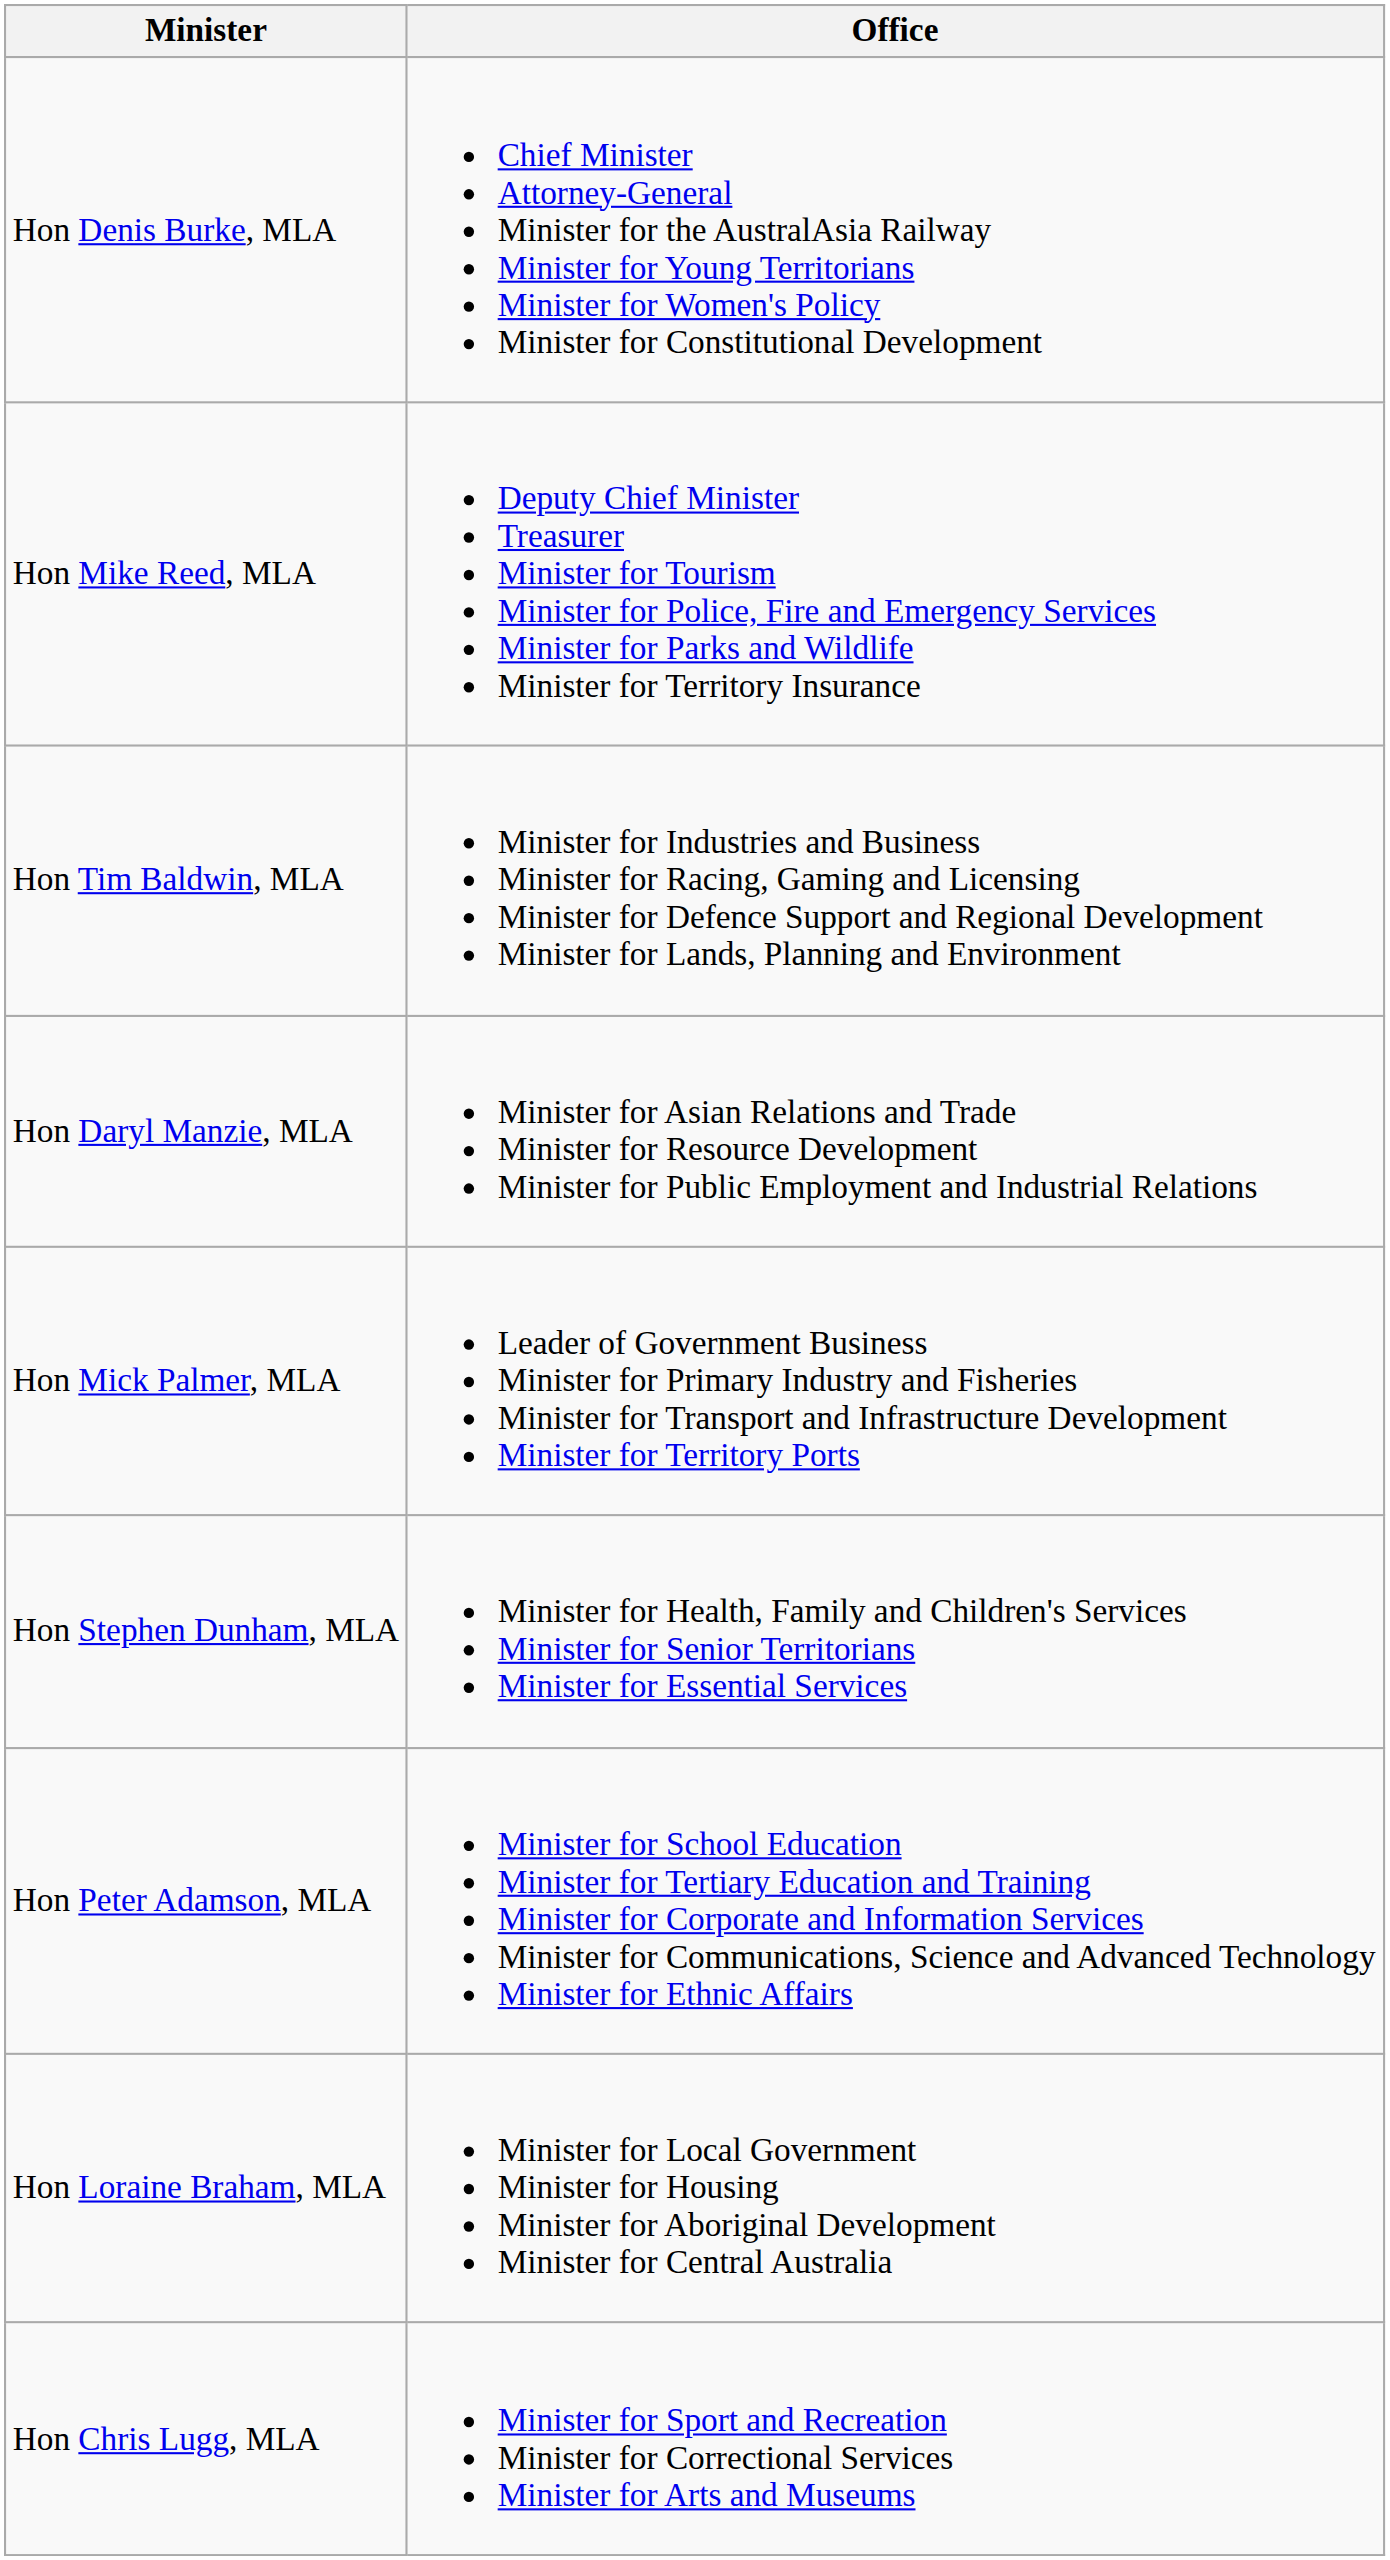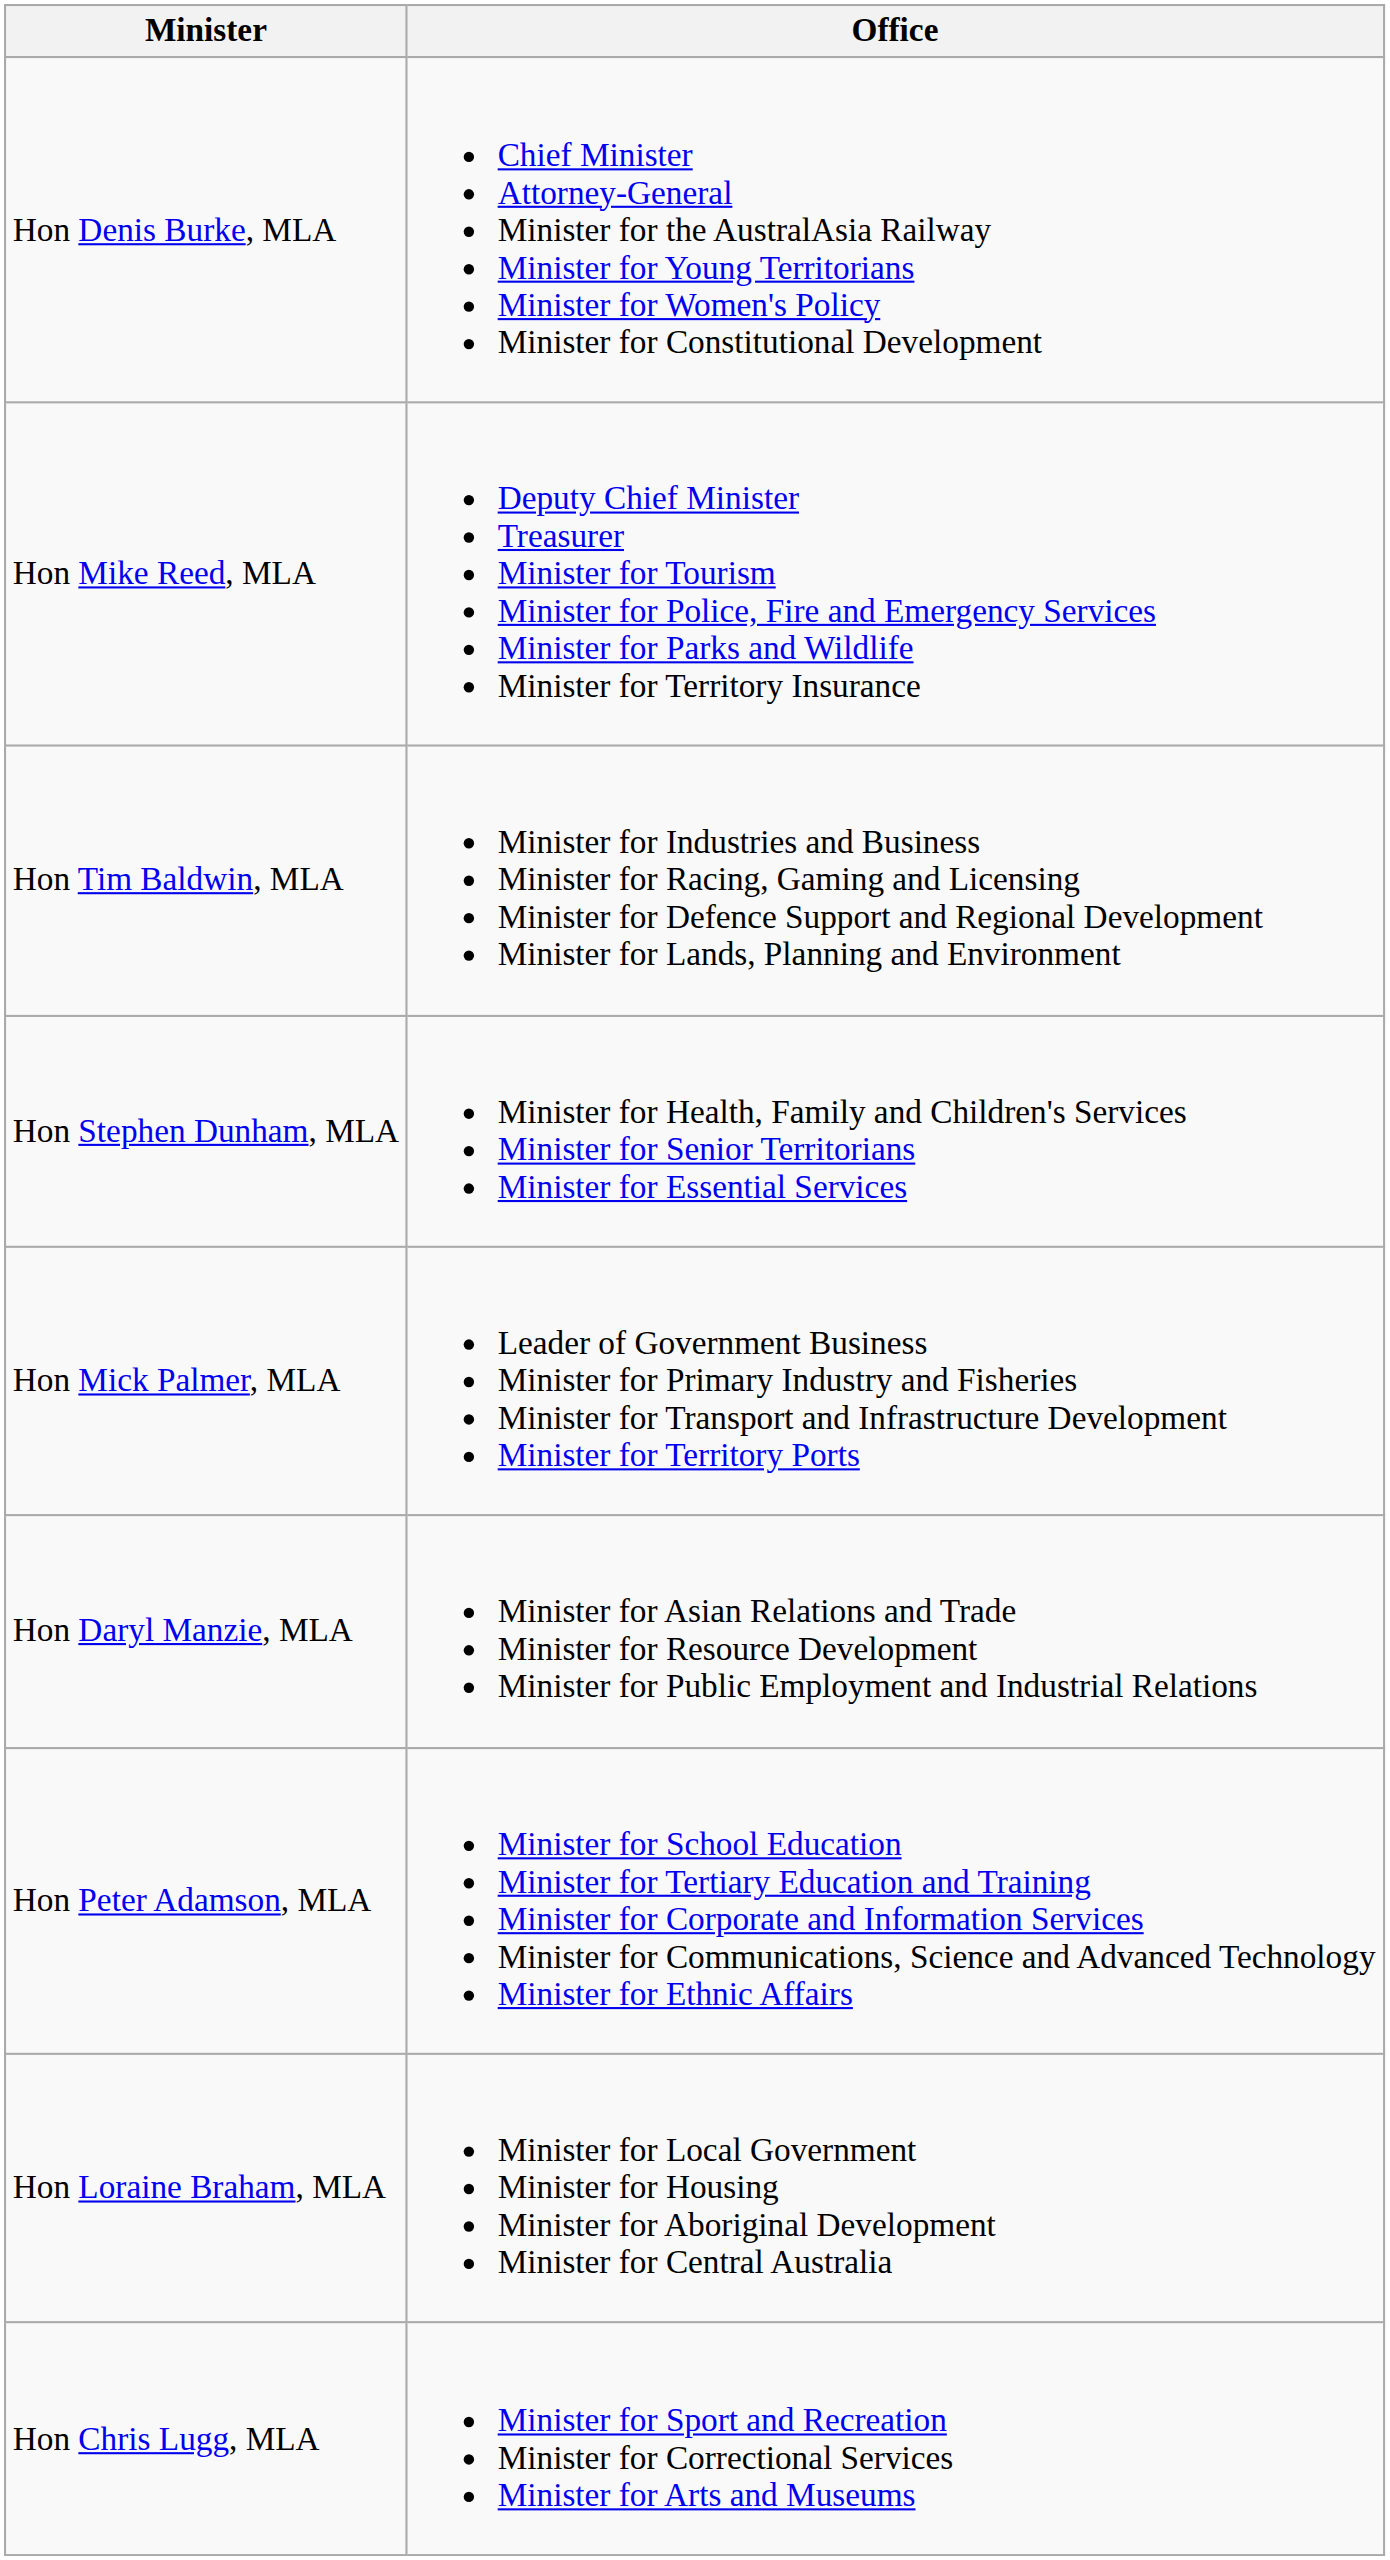rows swapped: (183, 1130) <-> (206, 1630)
